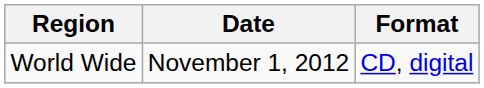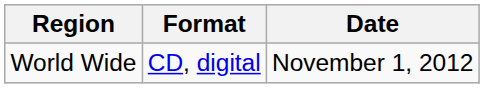columns swapped: (248, 23) <-> (417, 23)
